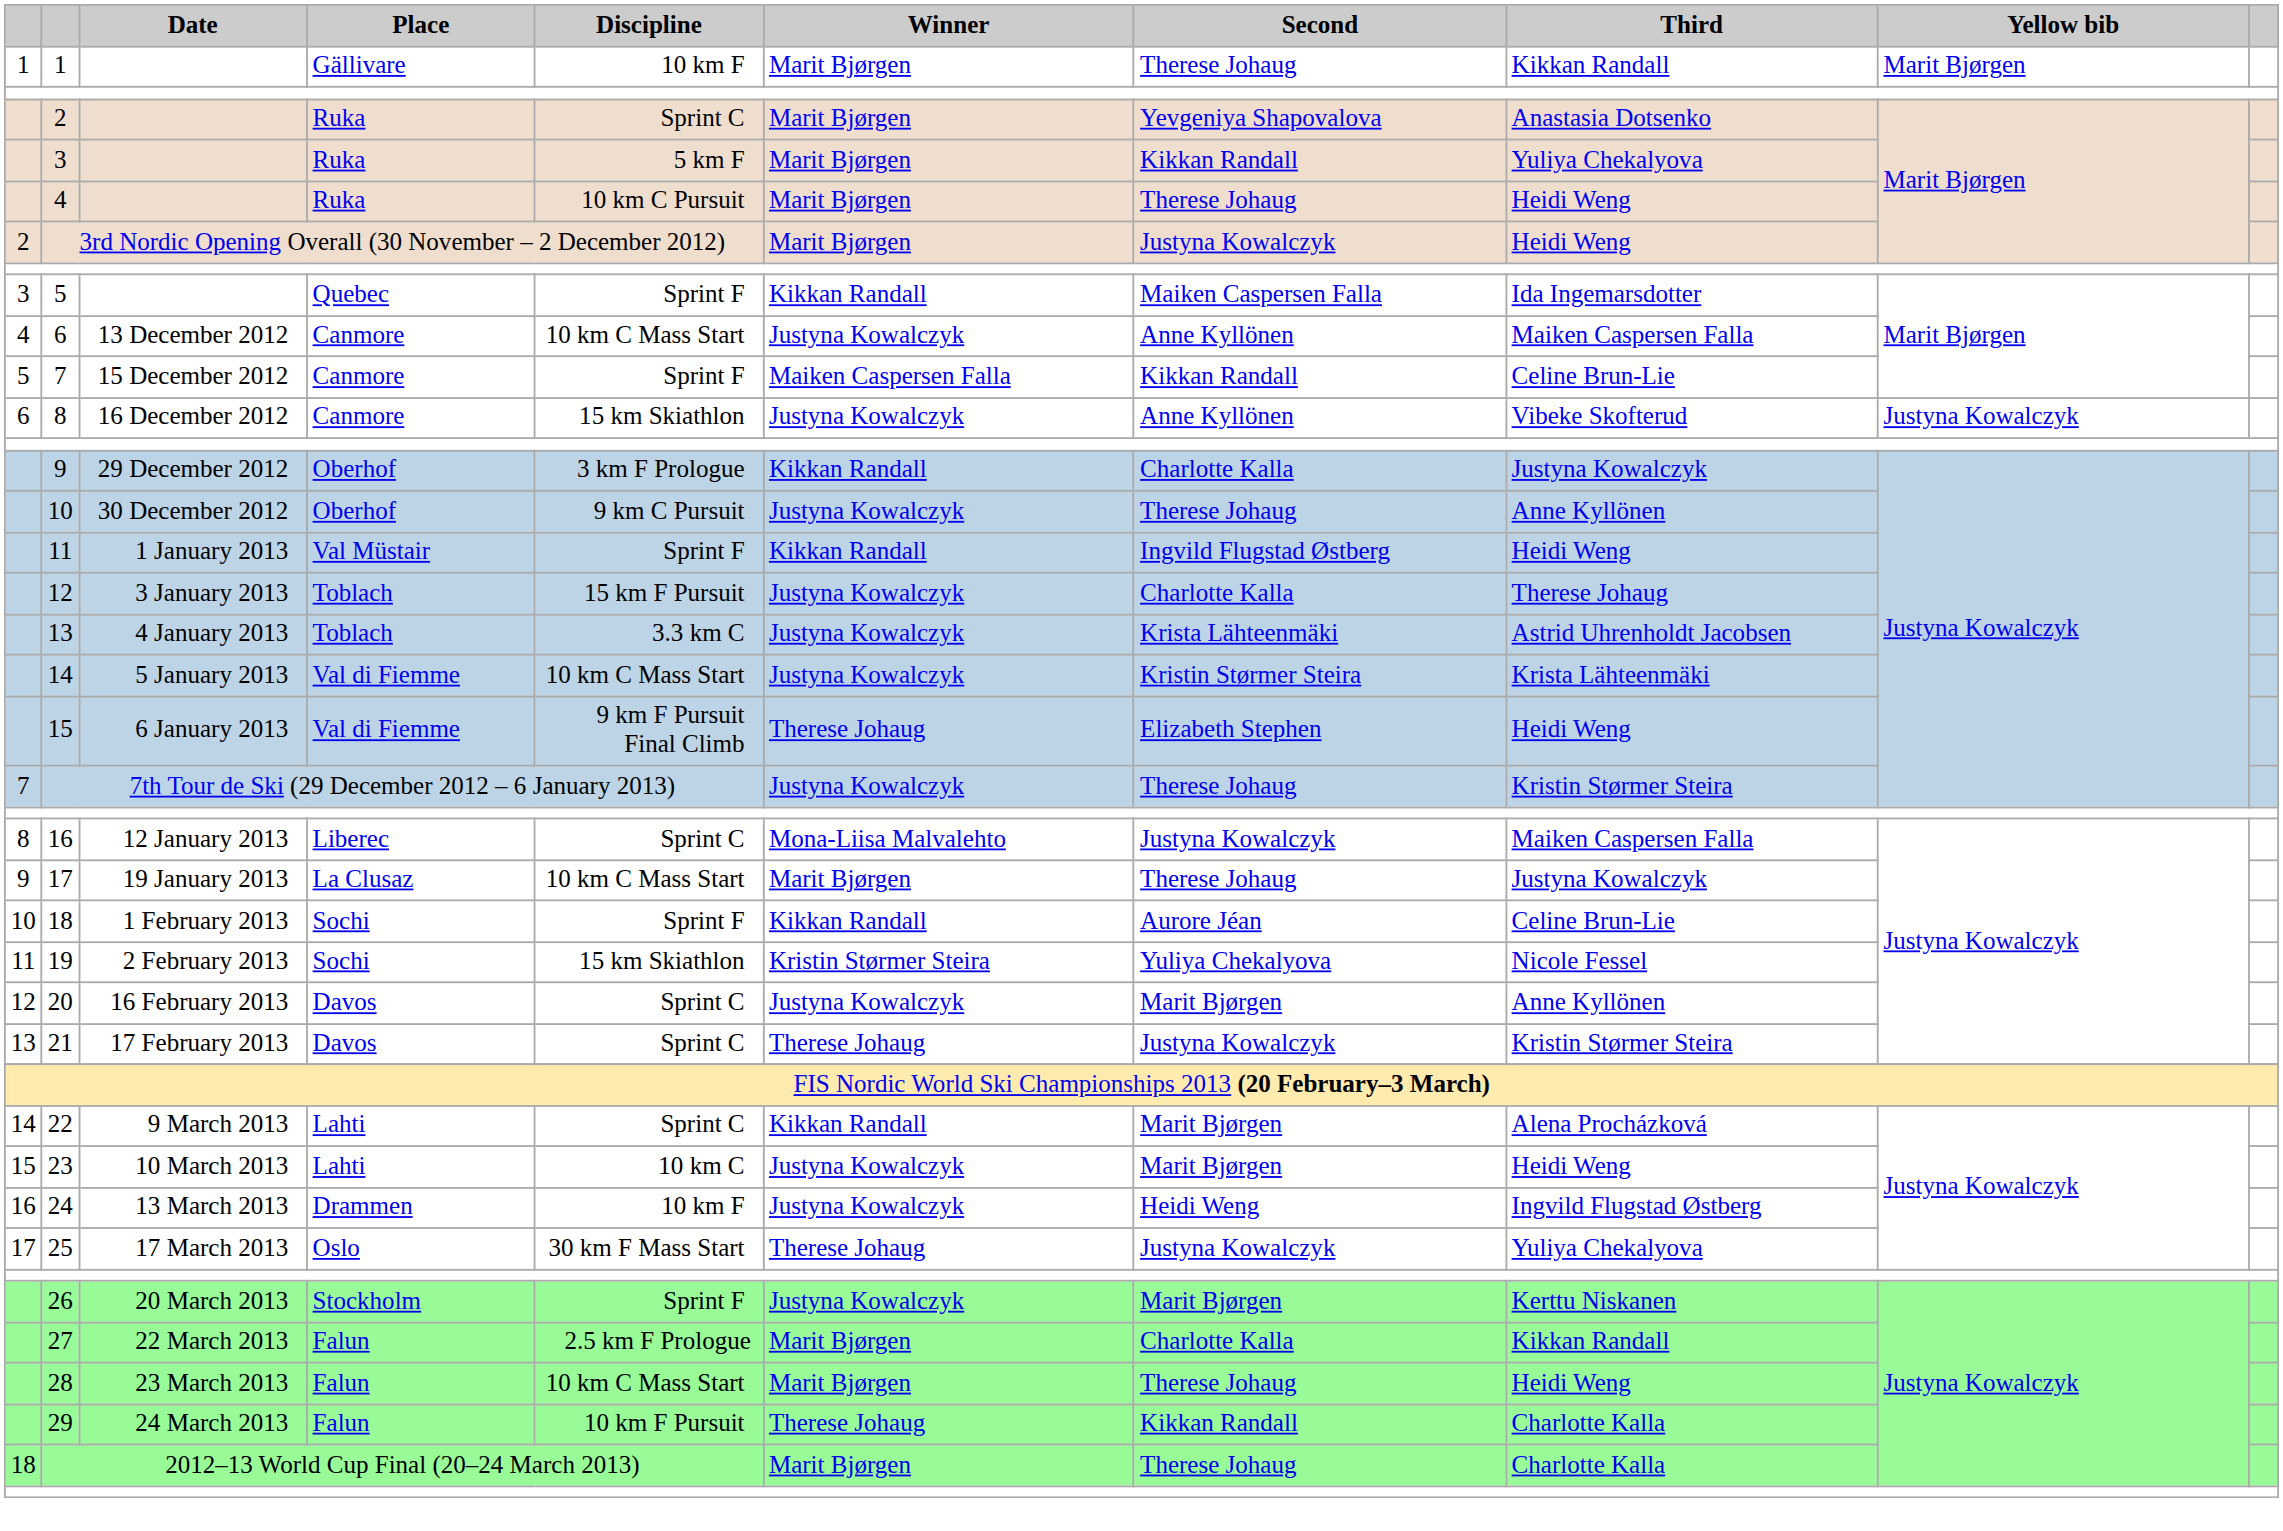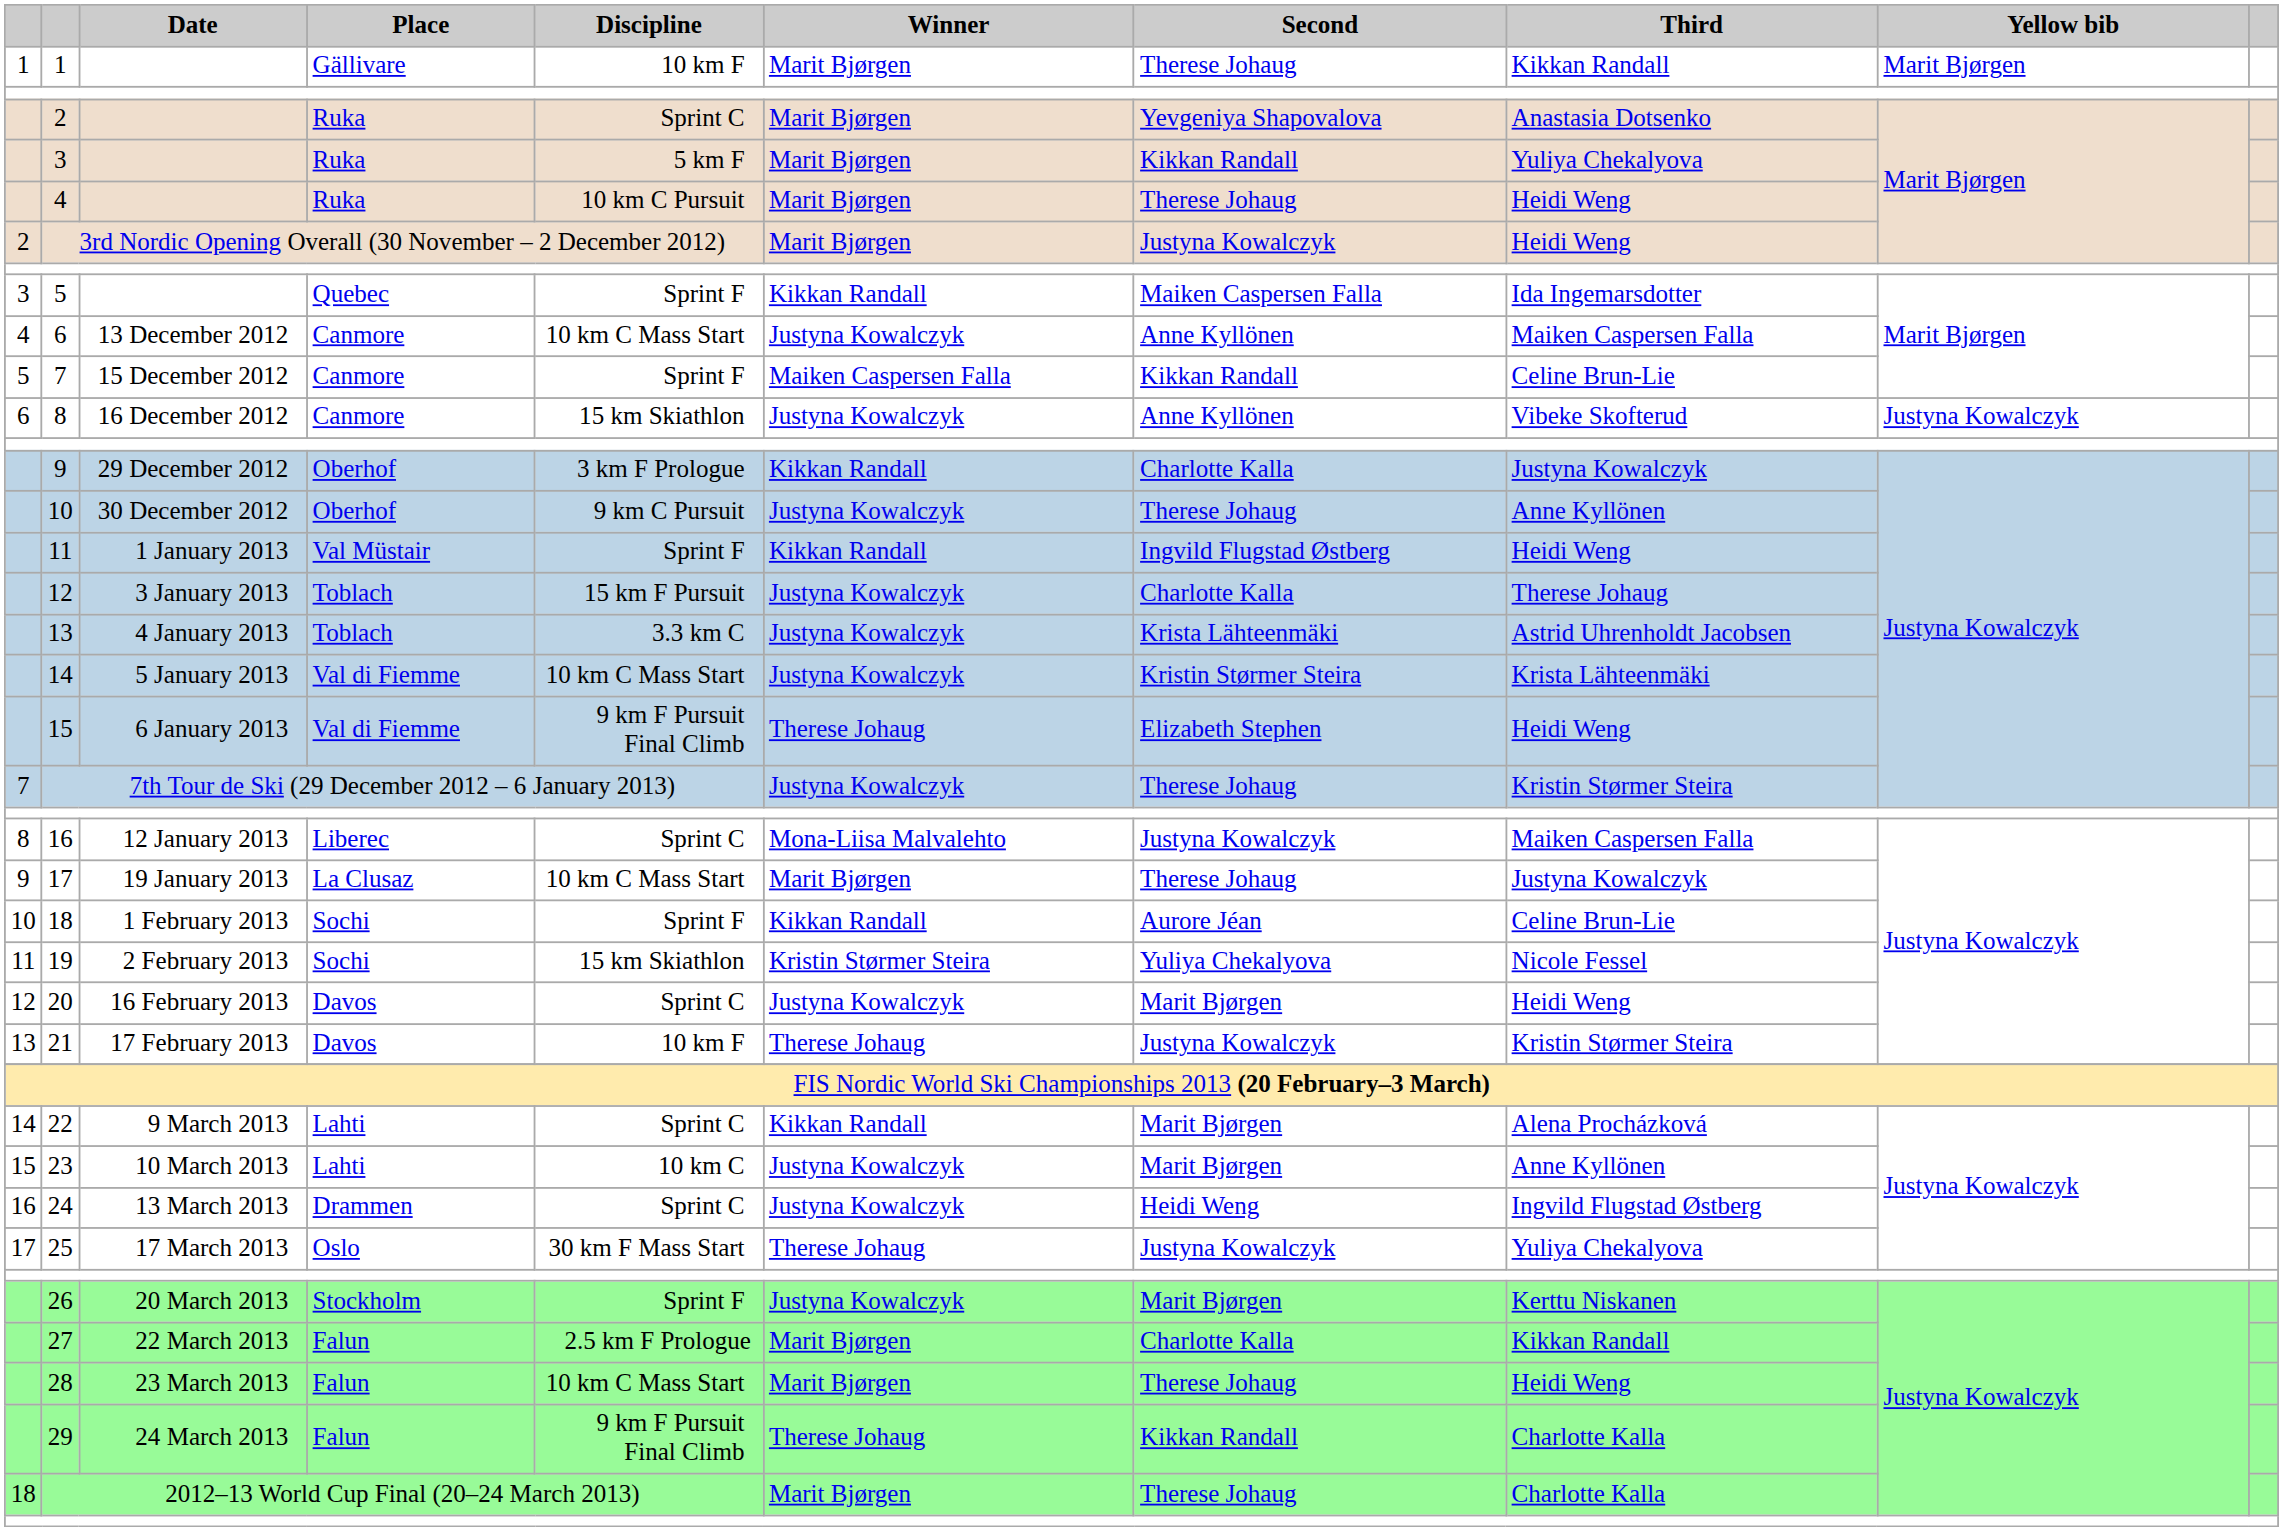(1588, 1002) Anne Kyllönen -> (1571, 1002) Heidi Weng
(709, 1043) Sprint C -> (709, 1043) 10 km F
(1571, 1165) Heidi Weng -> (1588, 1165) Anne Kyllönen
(709, 1206) 10 km F -> (709, 1206) Sprint C
(671, 1423) 10 km F Pursuit -> (677, 1437) 9 km F Pursuit Final Climb
